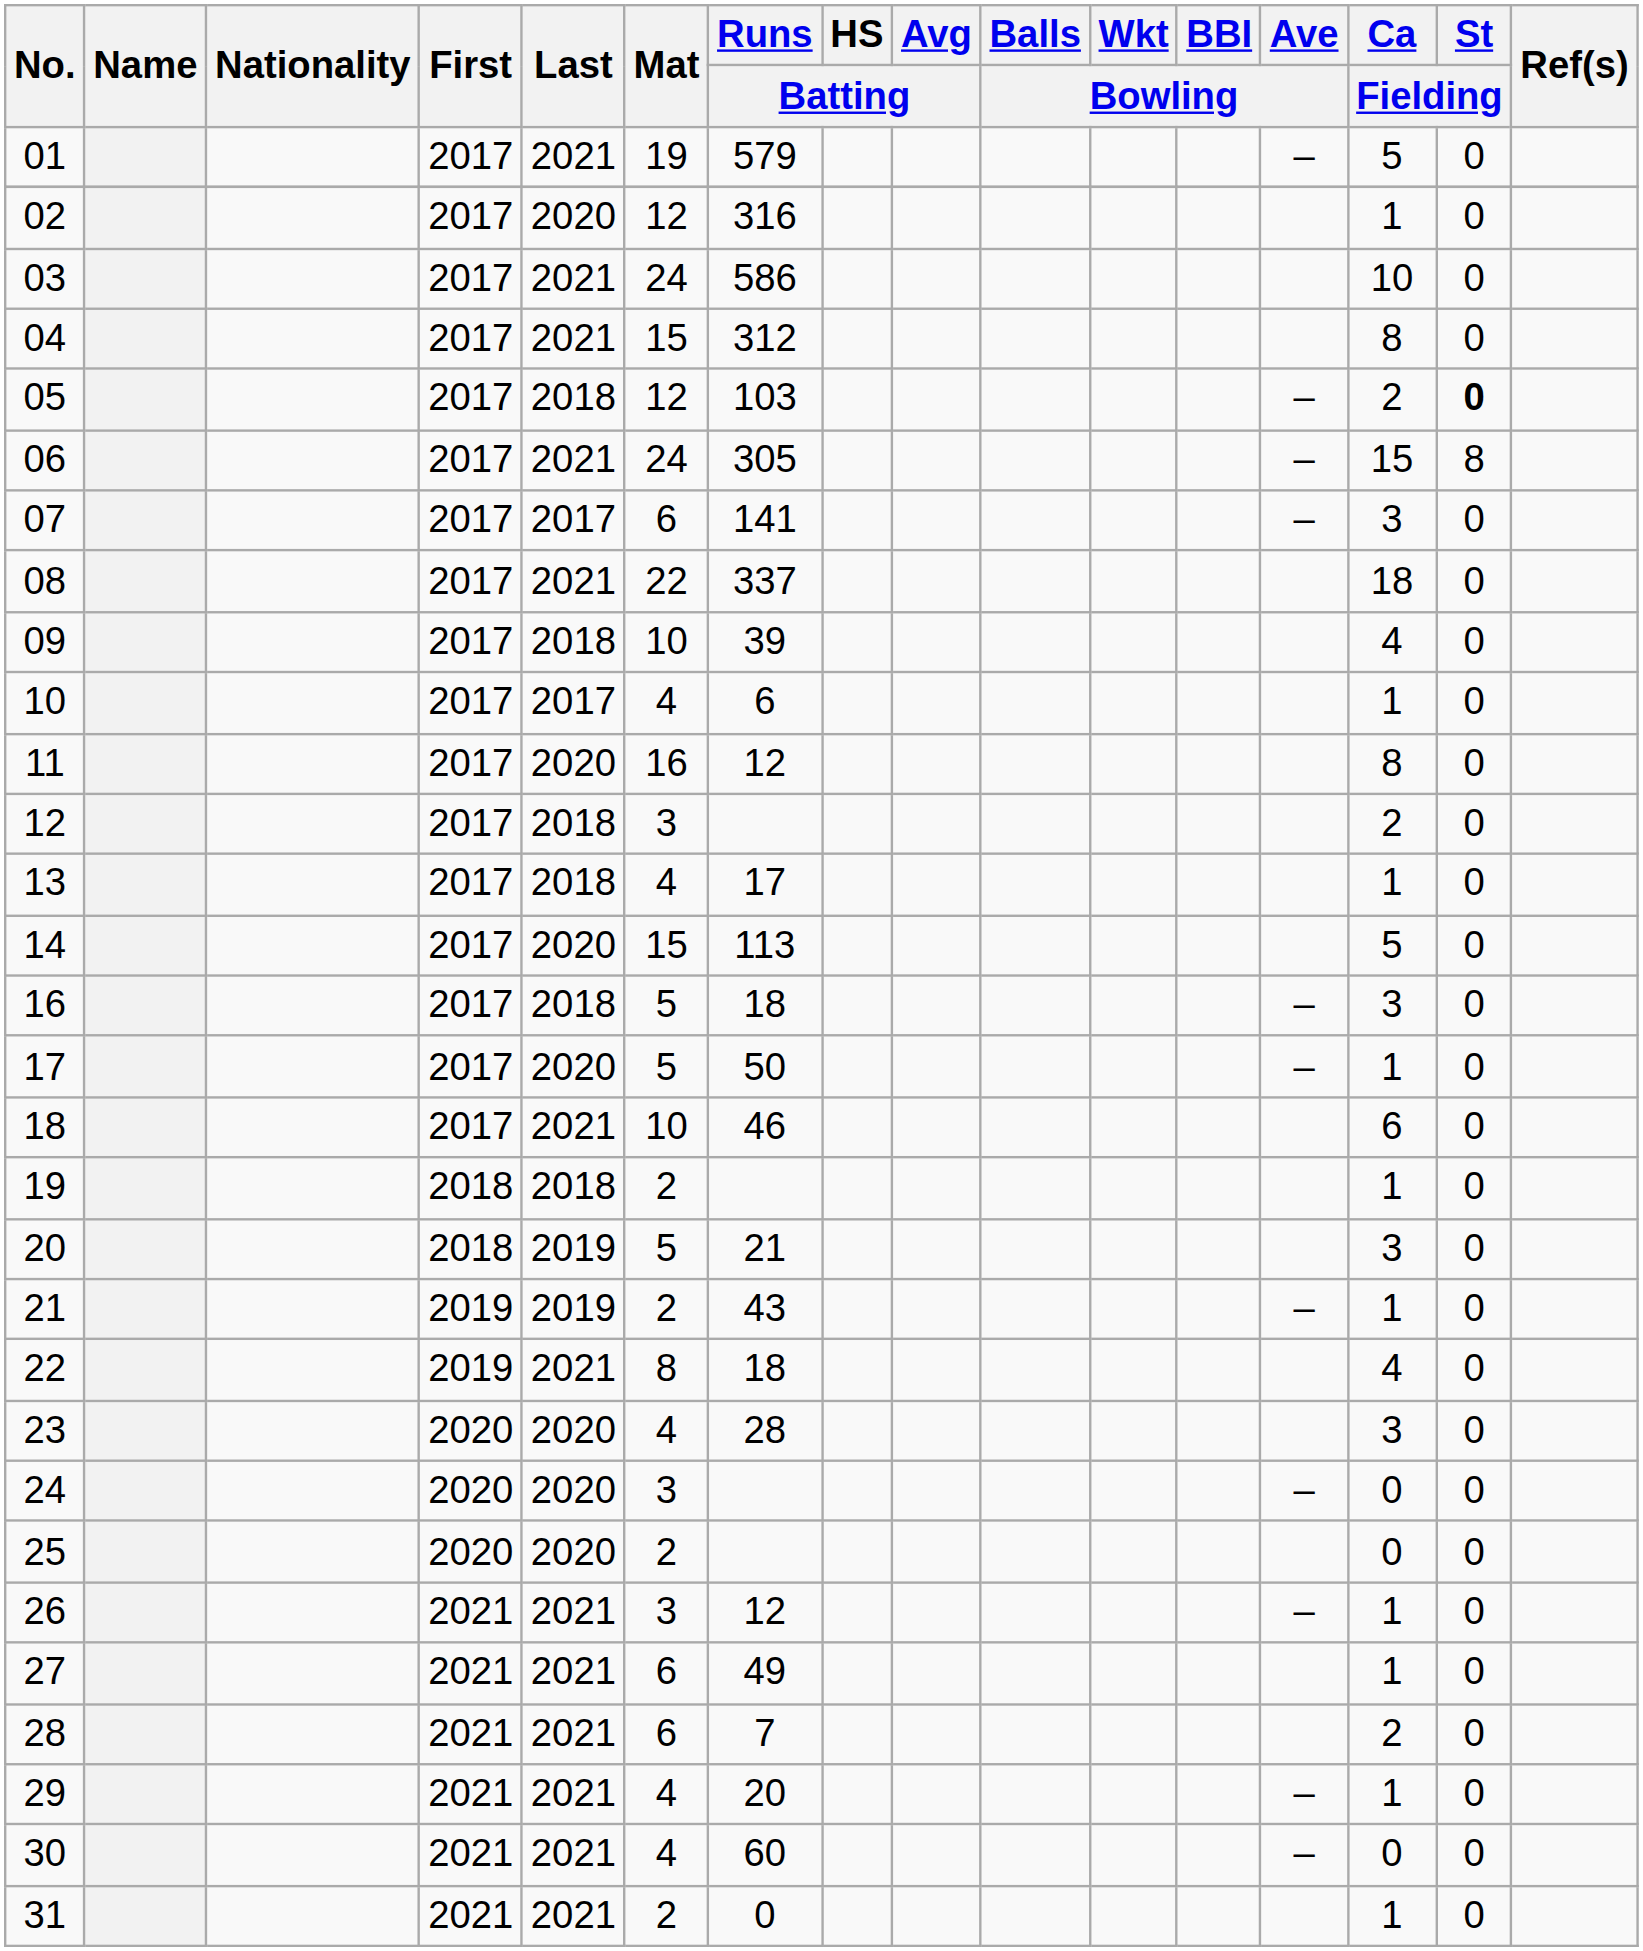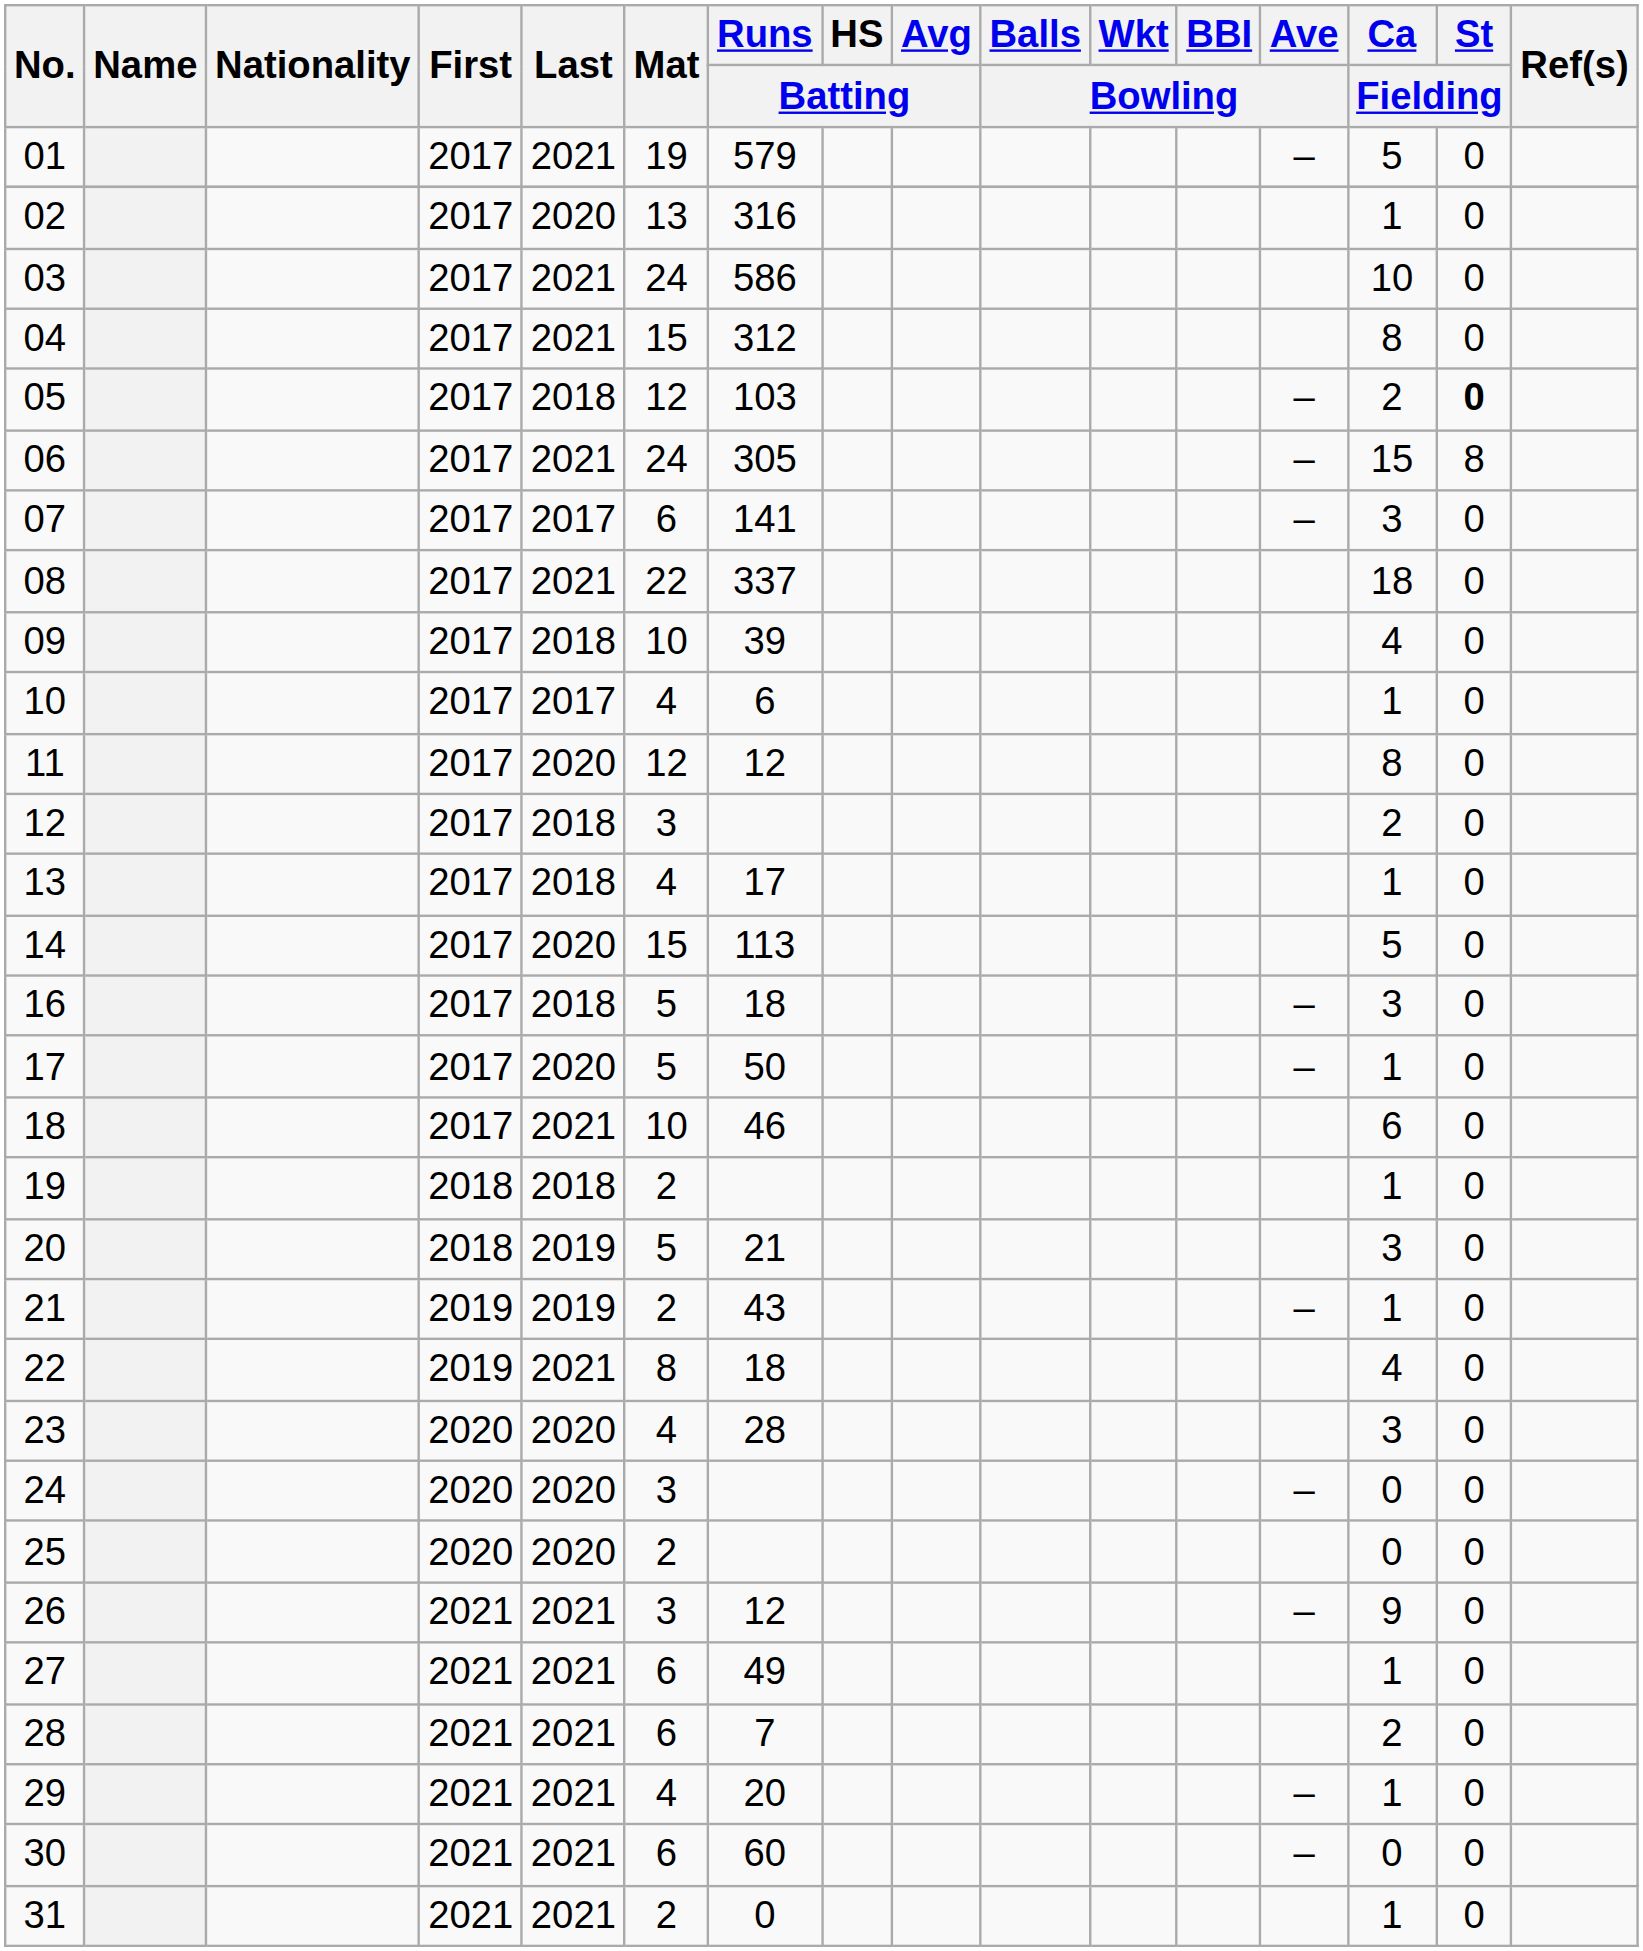(666, 216) 12 -> (666, 216) 13
(666, 762) 16 -> (666, 762) 12
(1392, 1611) 1 -> (1392, 1611) 9
(666, 1854) 4 -> (666, 1854) 6
